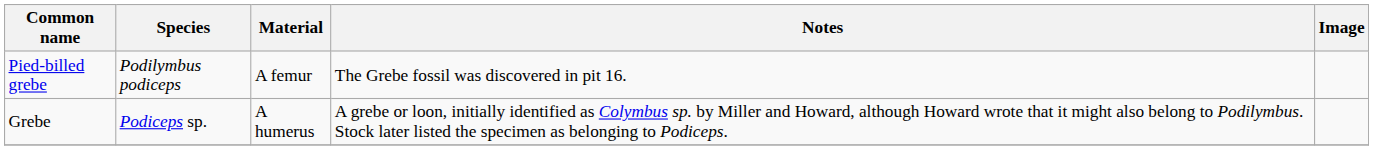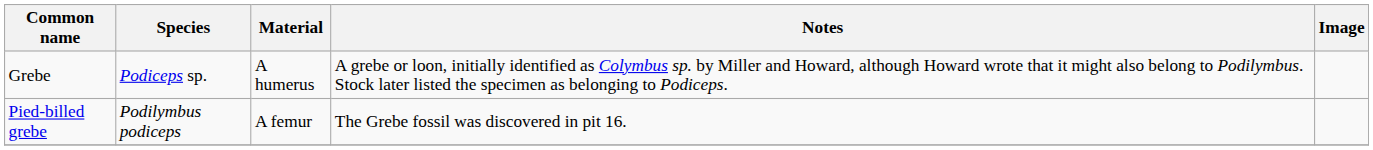rows swapped: (30, 121) <-> (46, 74)
